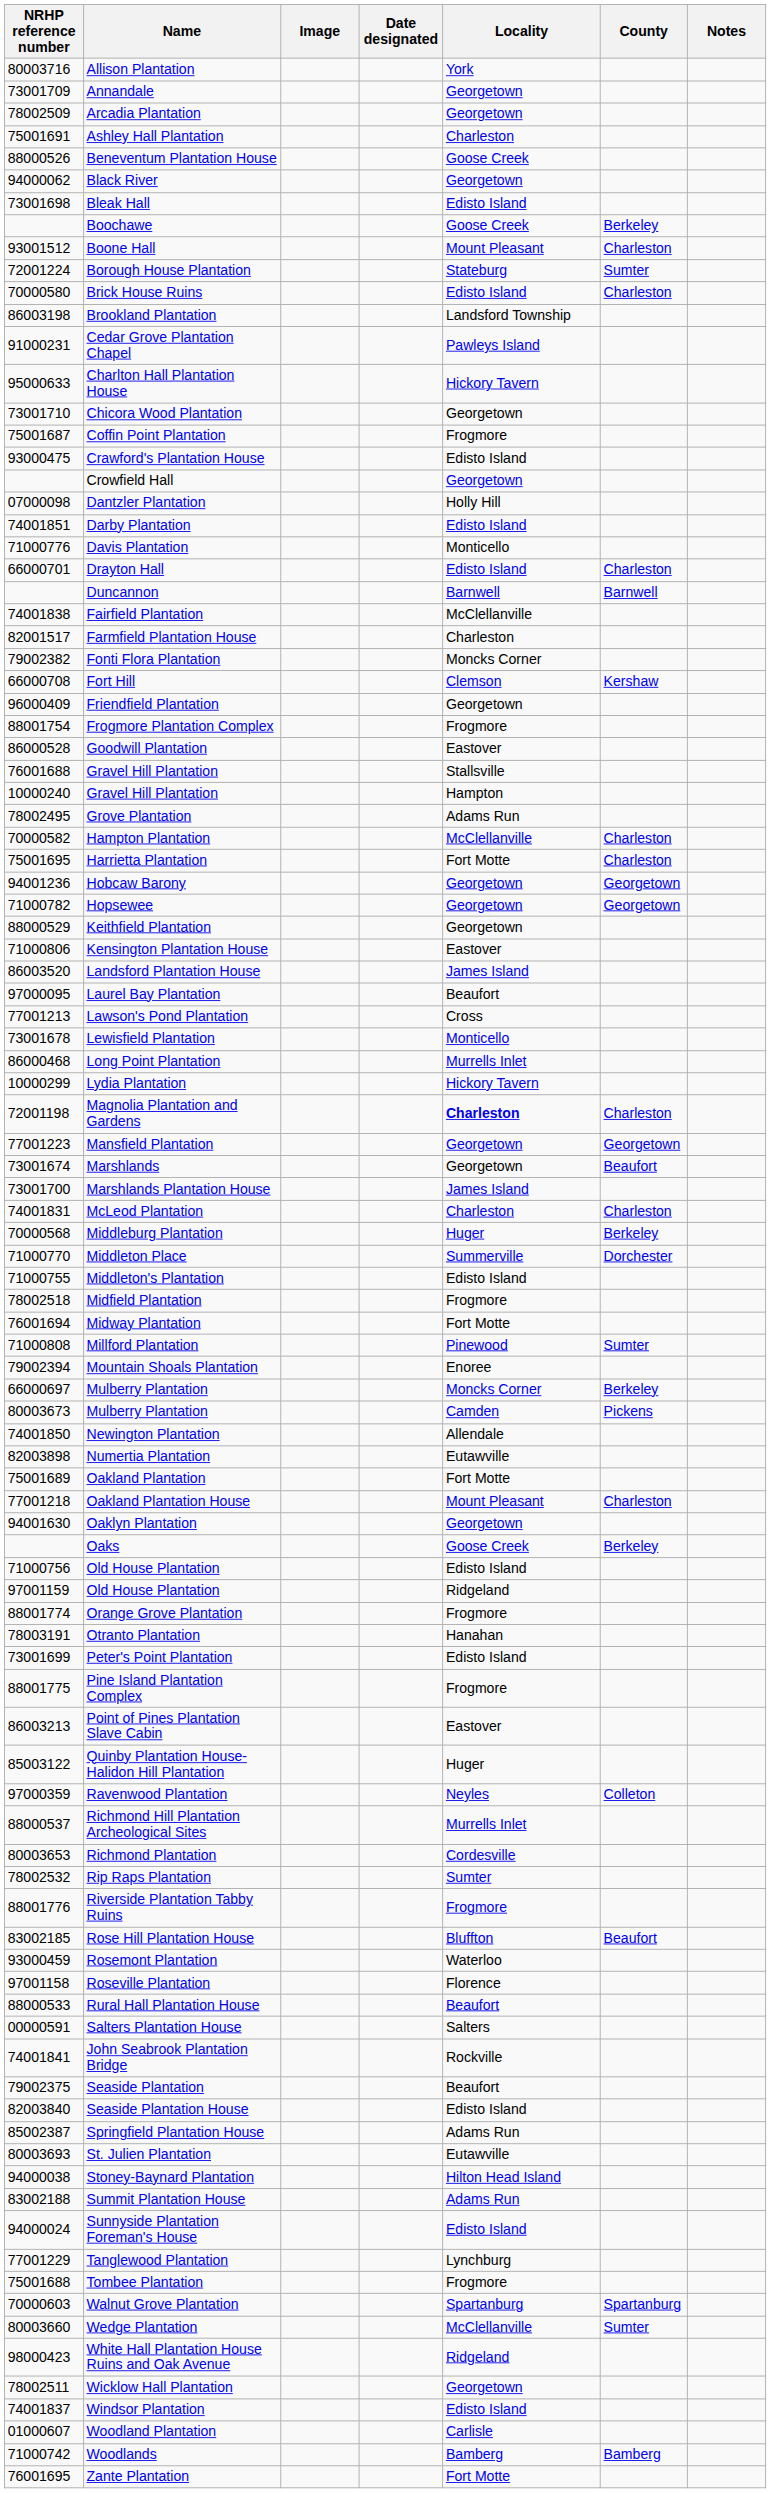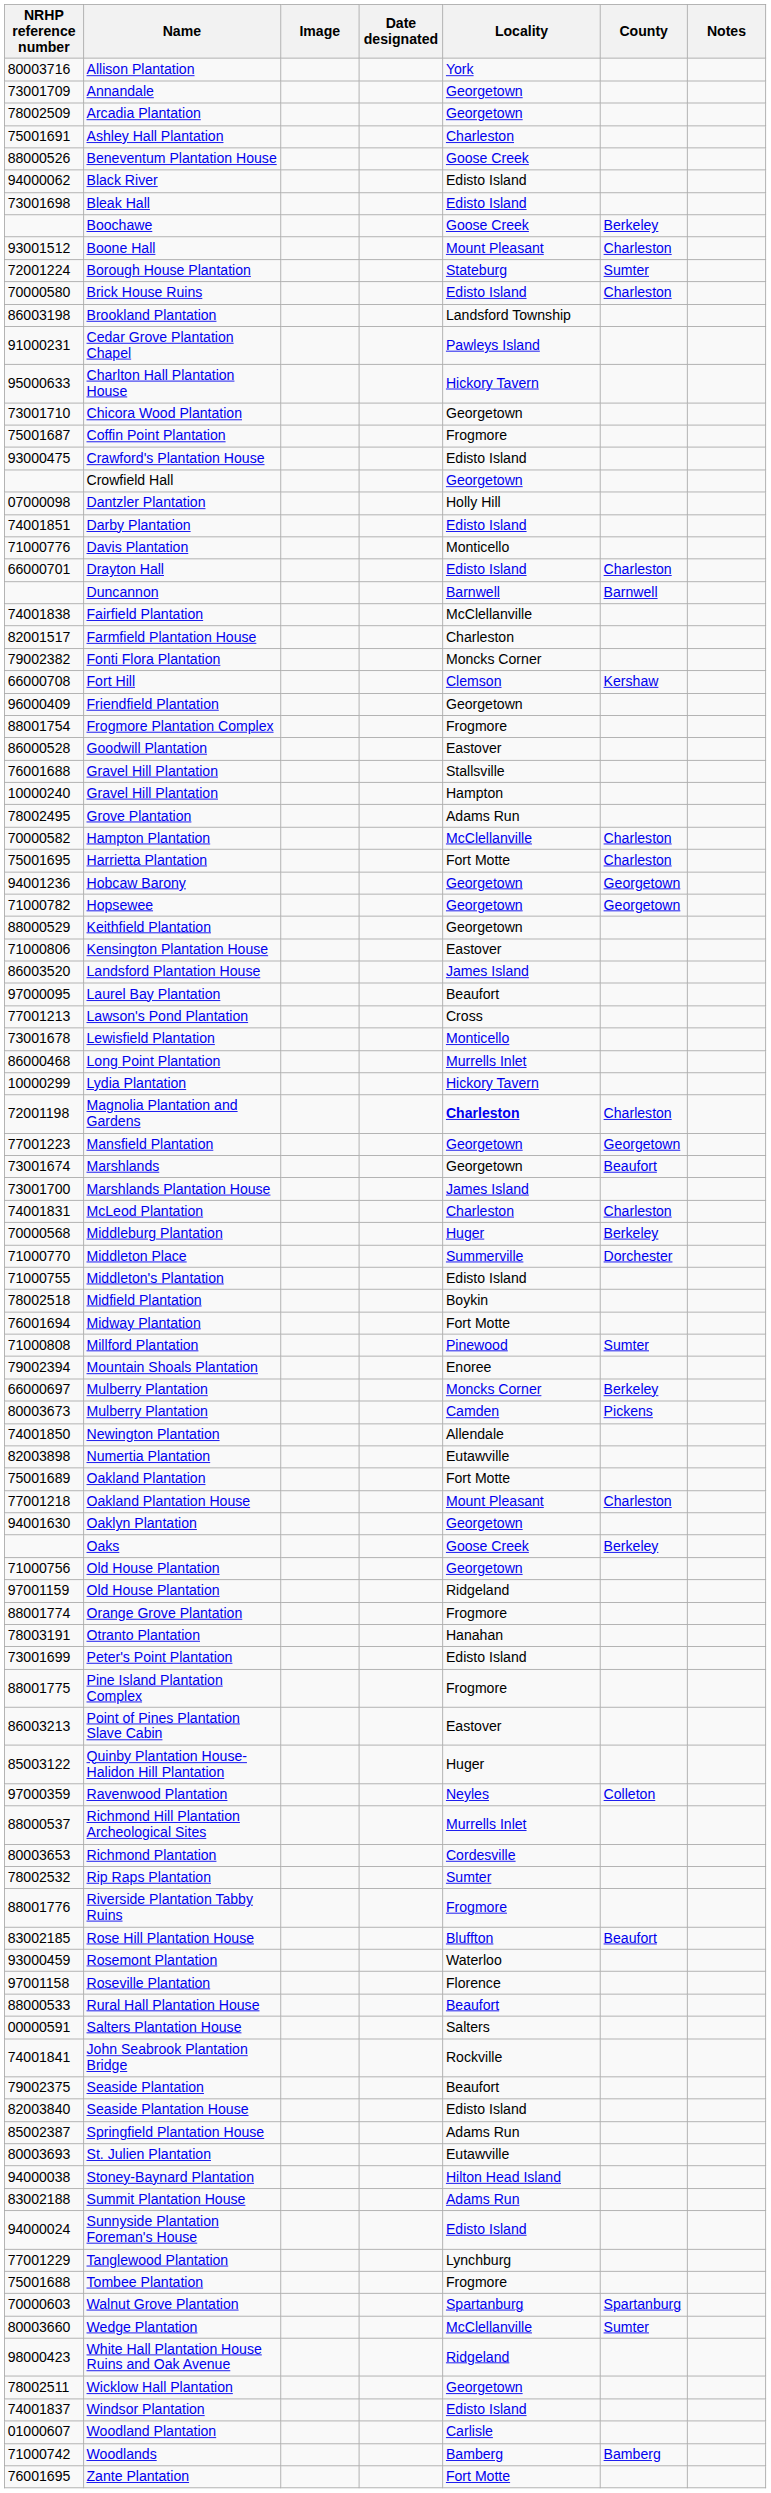(484, 181) Georgetown -> (486, 181) Edisto Island
(476, 1300) Frogmore -> (467, 1300) Boykin
(486, 1568) Edisto Island -> (484, 1568) Georgetown
